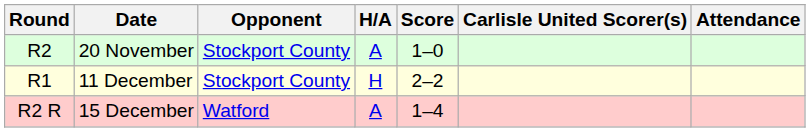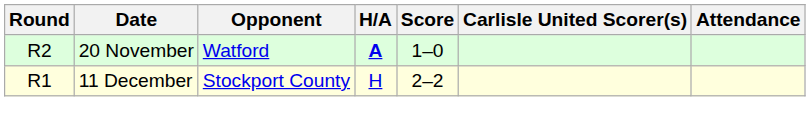(276, 50) Stockport County -> (236, 50) Watford
(375, 50) normal -> (375, 50) bold
- row: (136, 111)
